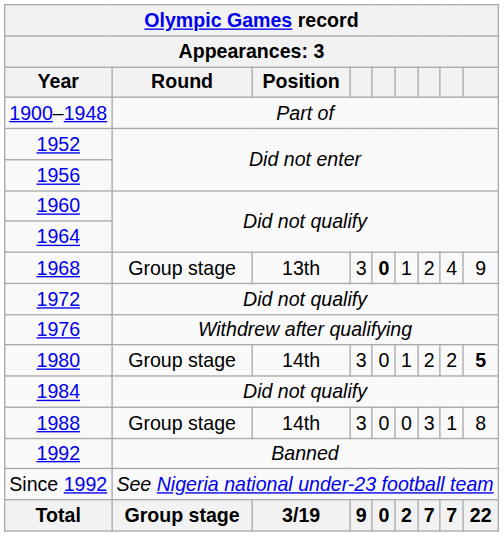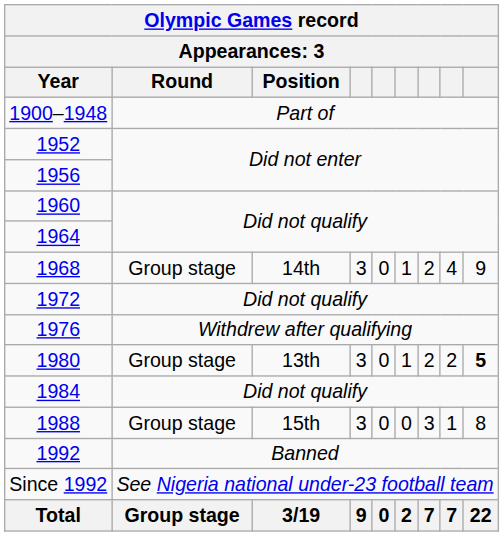(301, 268) 13th -> (301, 268) 14th
(384, 268) bold -> (384, 268) normal
(301, 361) 14th -> (301, 361) 13th
(301, 423) 14th -> (301, 423) 15th
